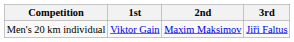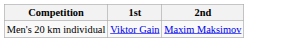- column: (267, 12)
